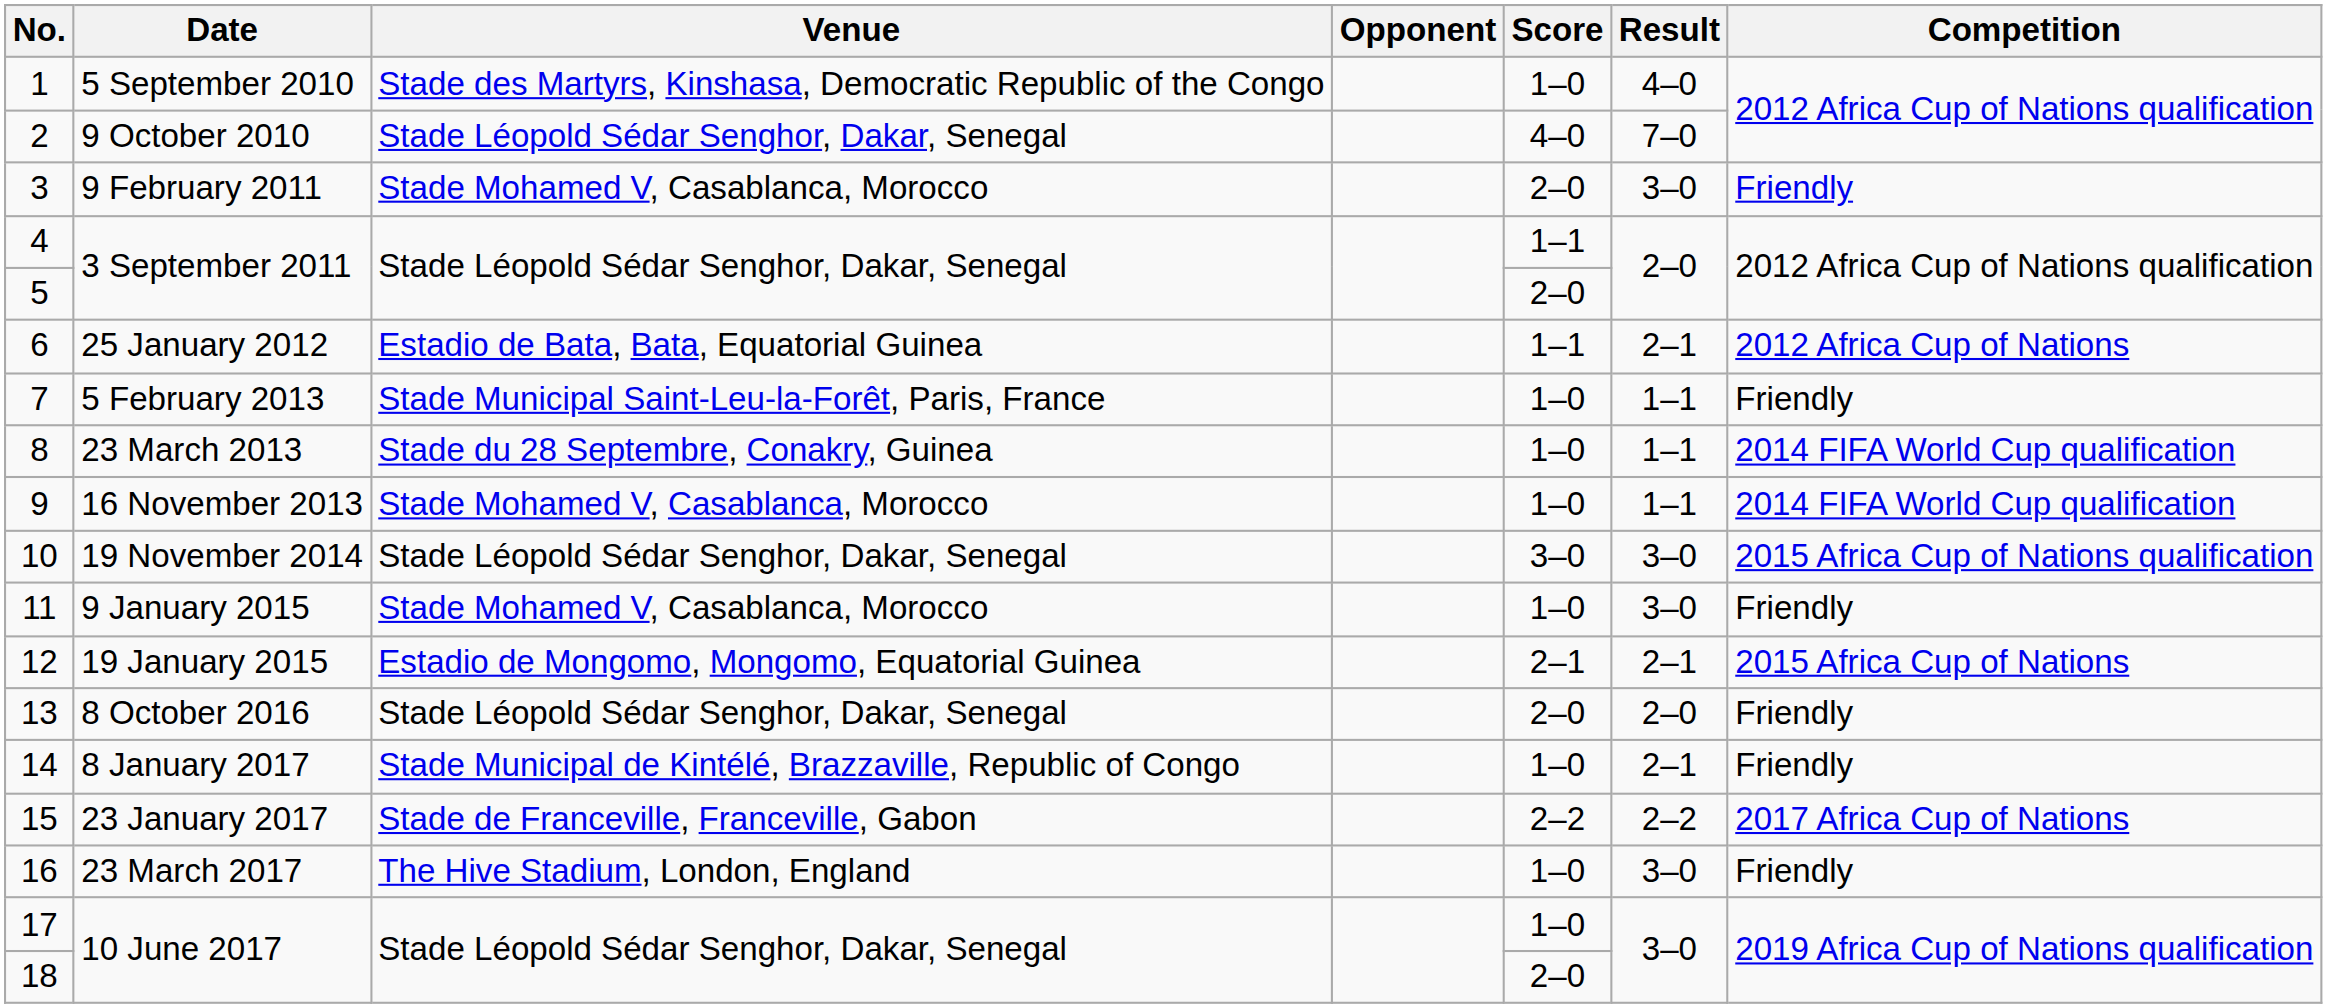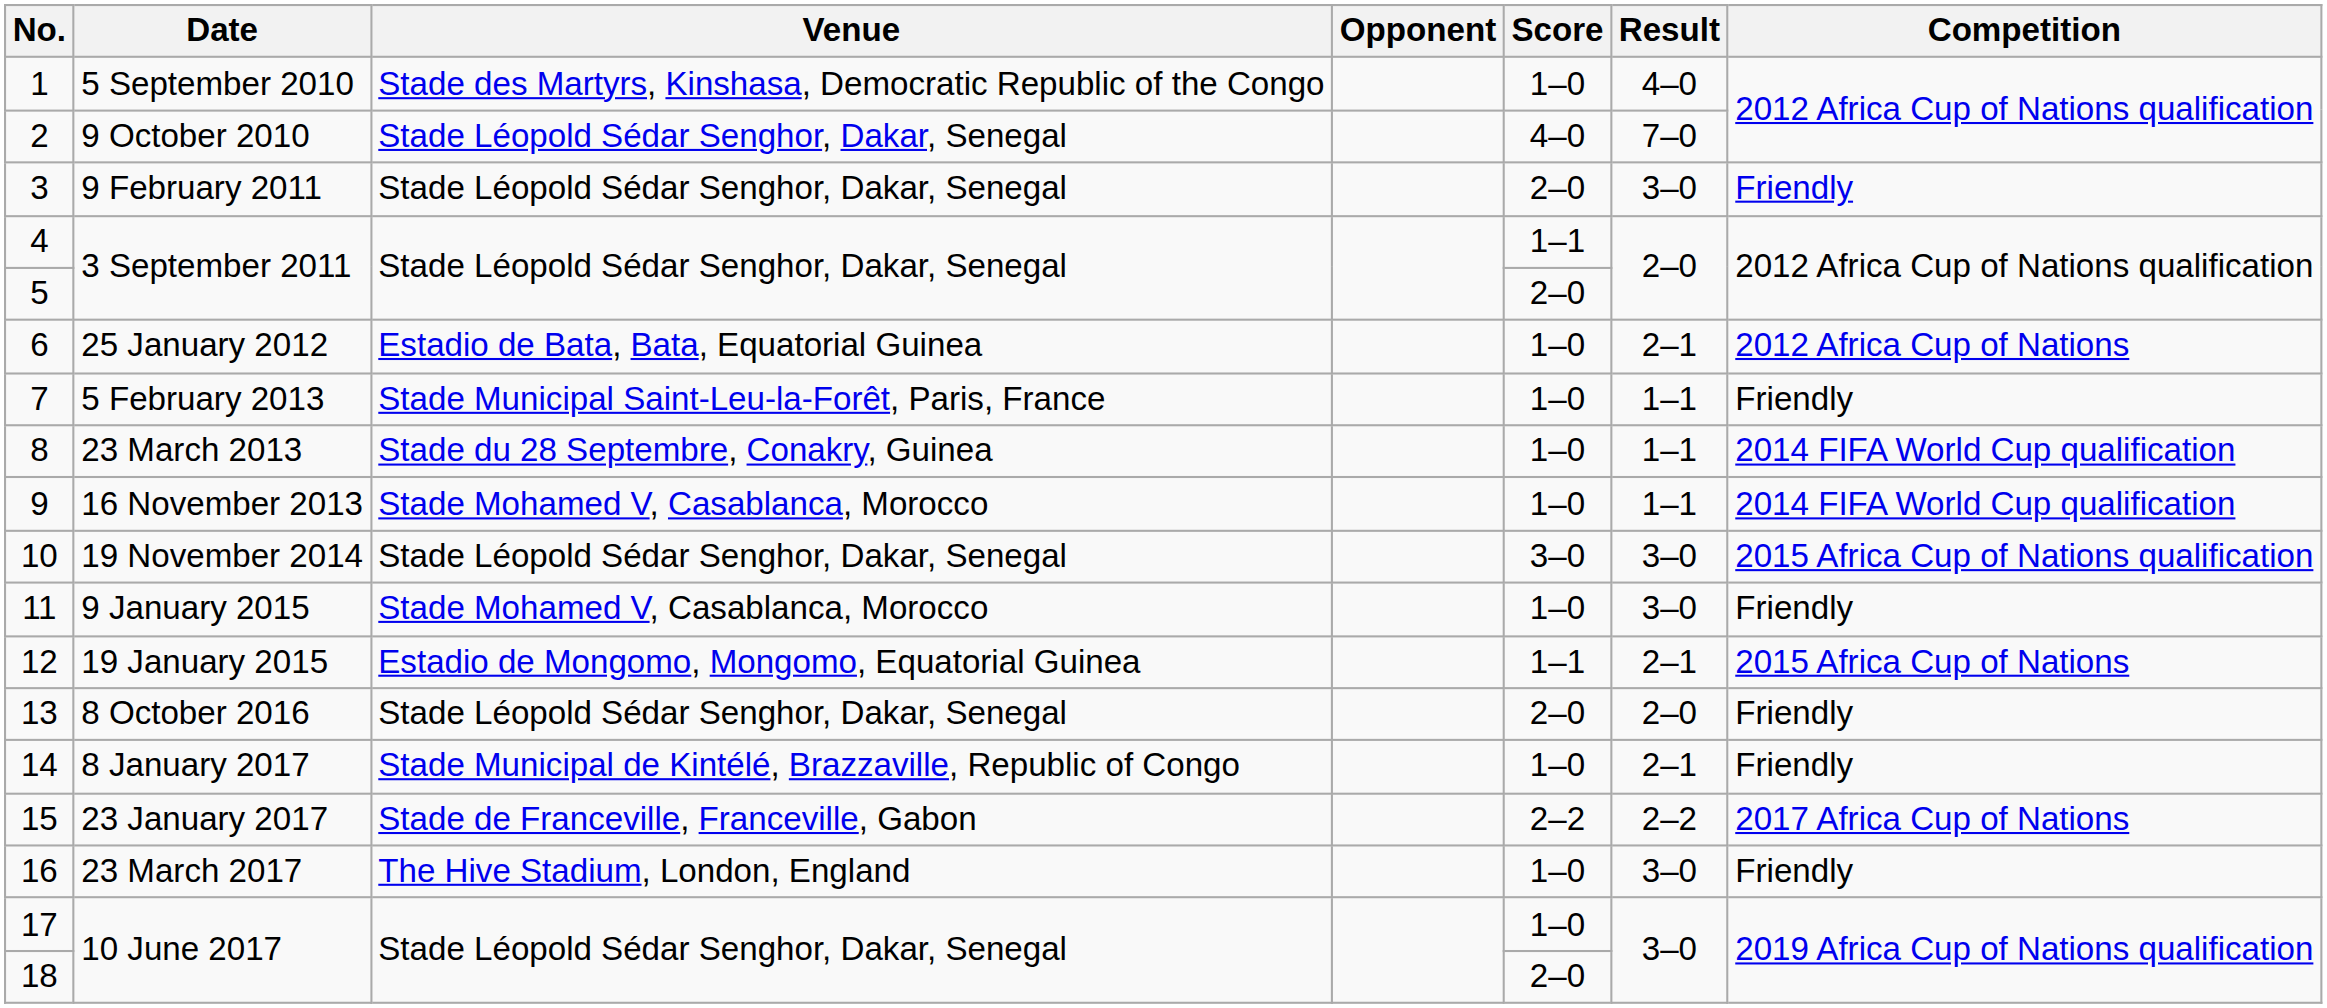(683, 188) Stade Mohamed V, Casablanca, Morocco -> (723, 188) Stade Léopold Sédar Senghor, Dakar, Senegal
(1557, 345) 1–1 -> (1557, 345) 1–0
(1557, 661) 2–1 -> (1557, 661) 1–1
